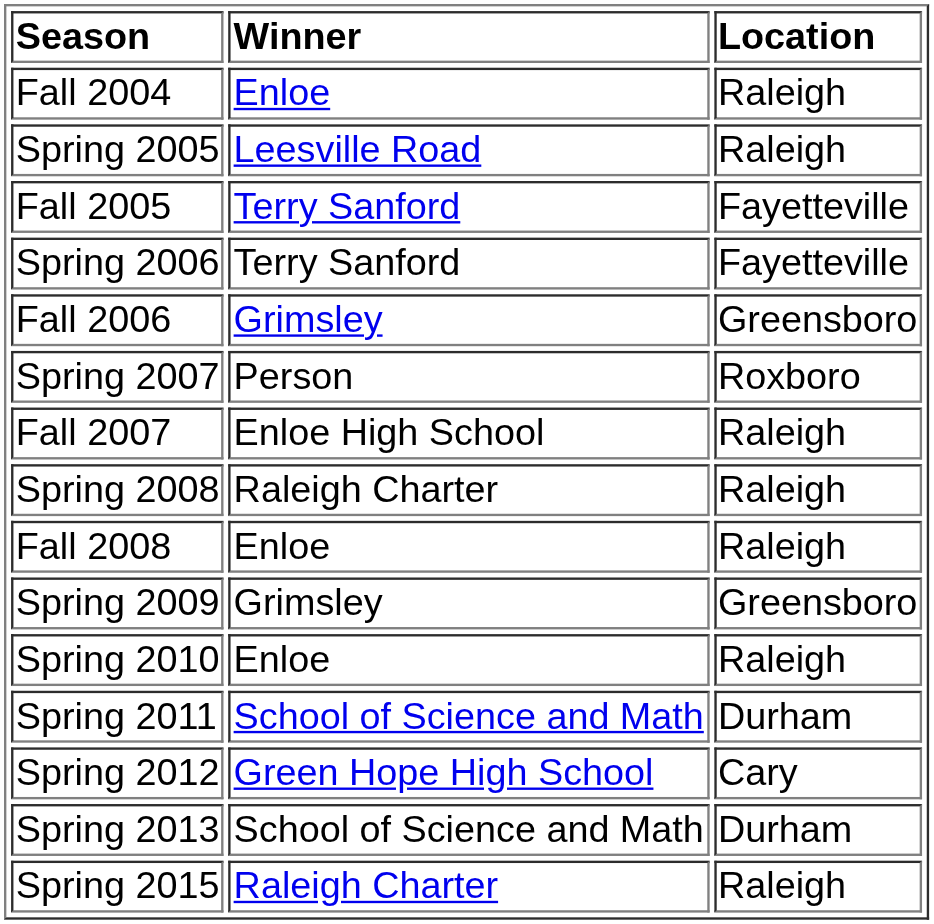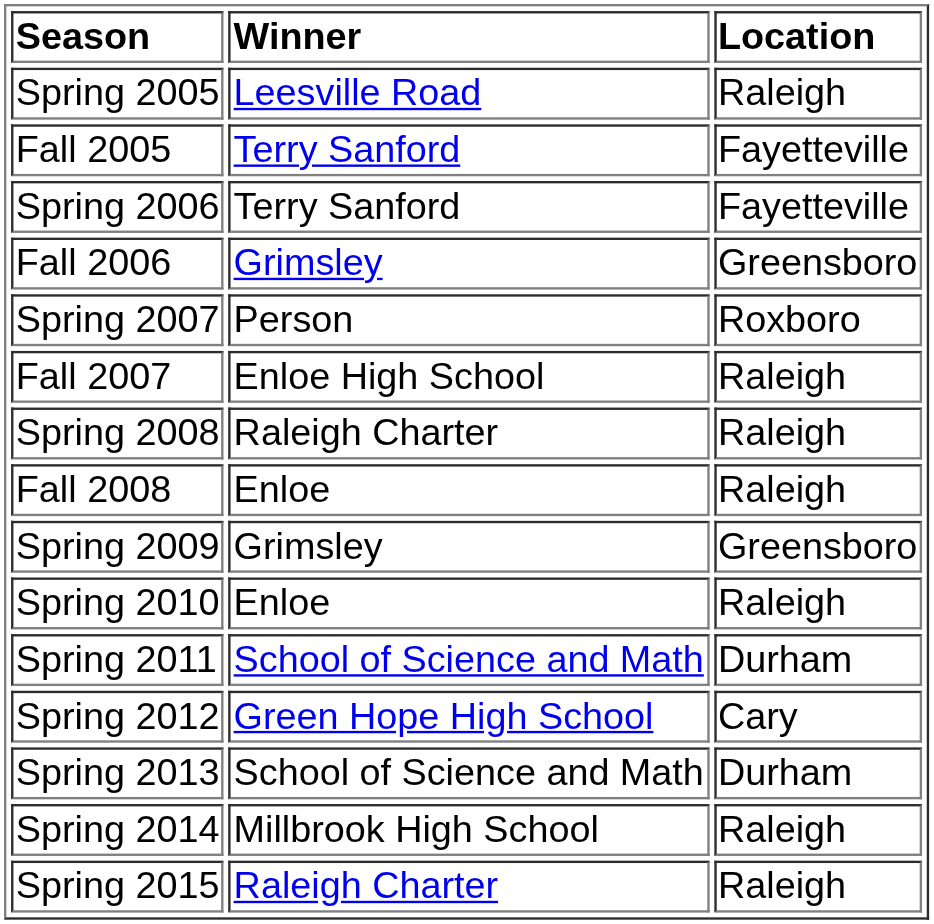- row: (93, 92)
+ row: (118, 829)
